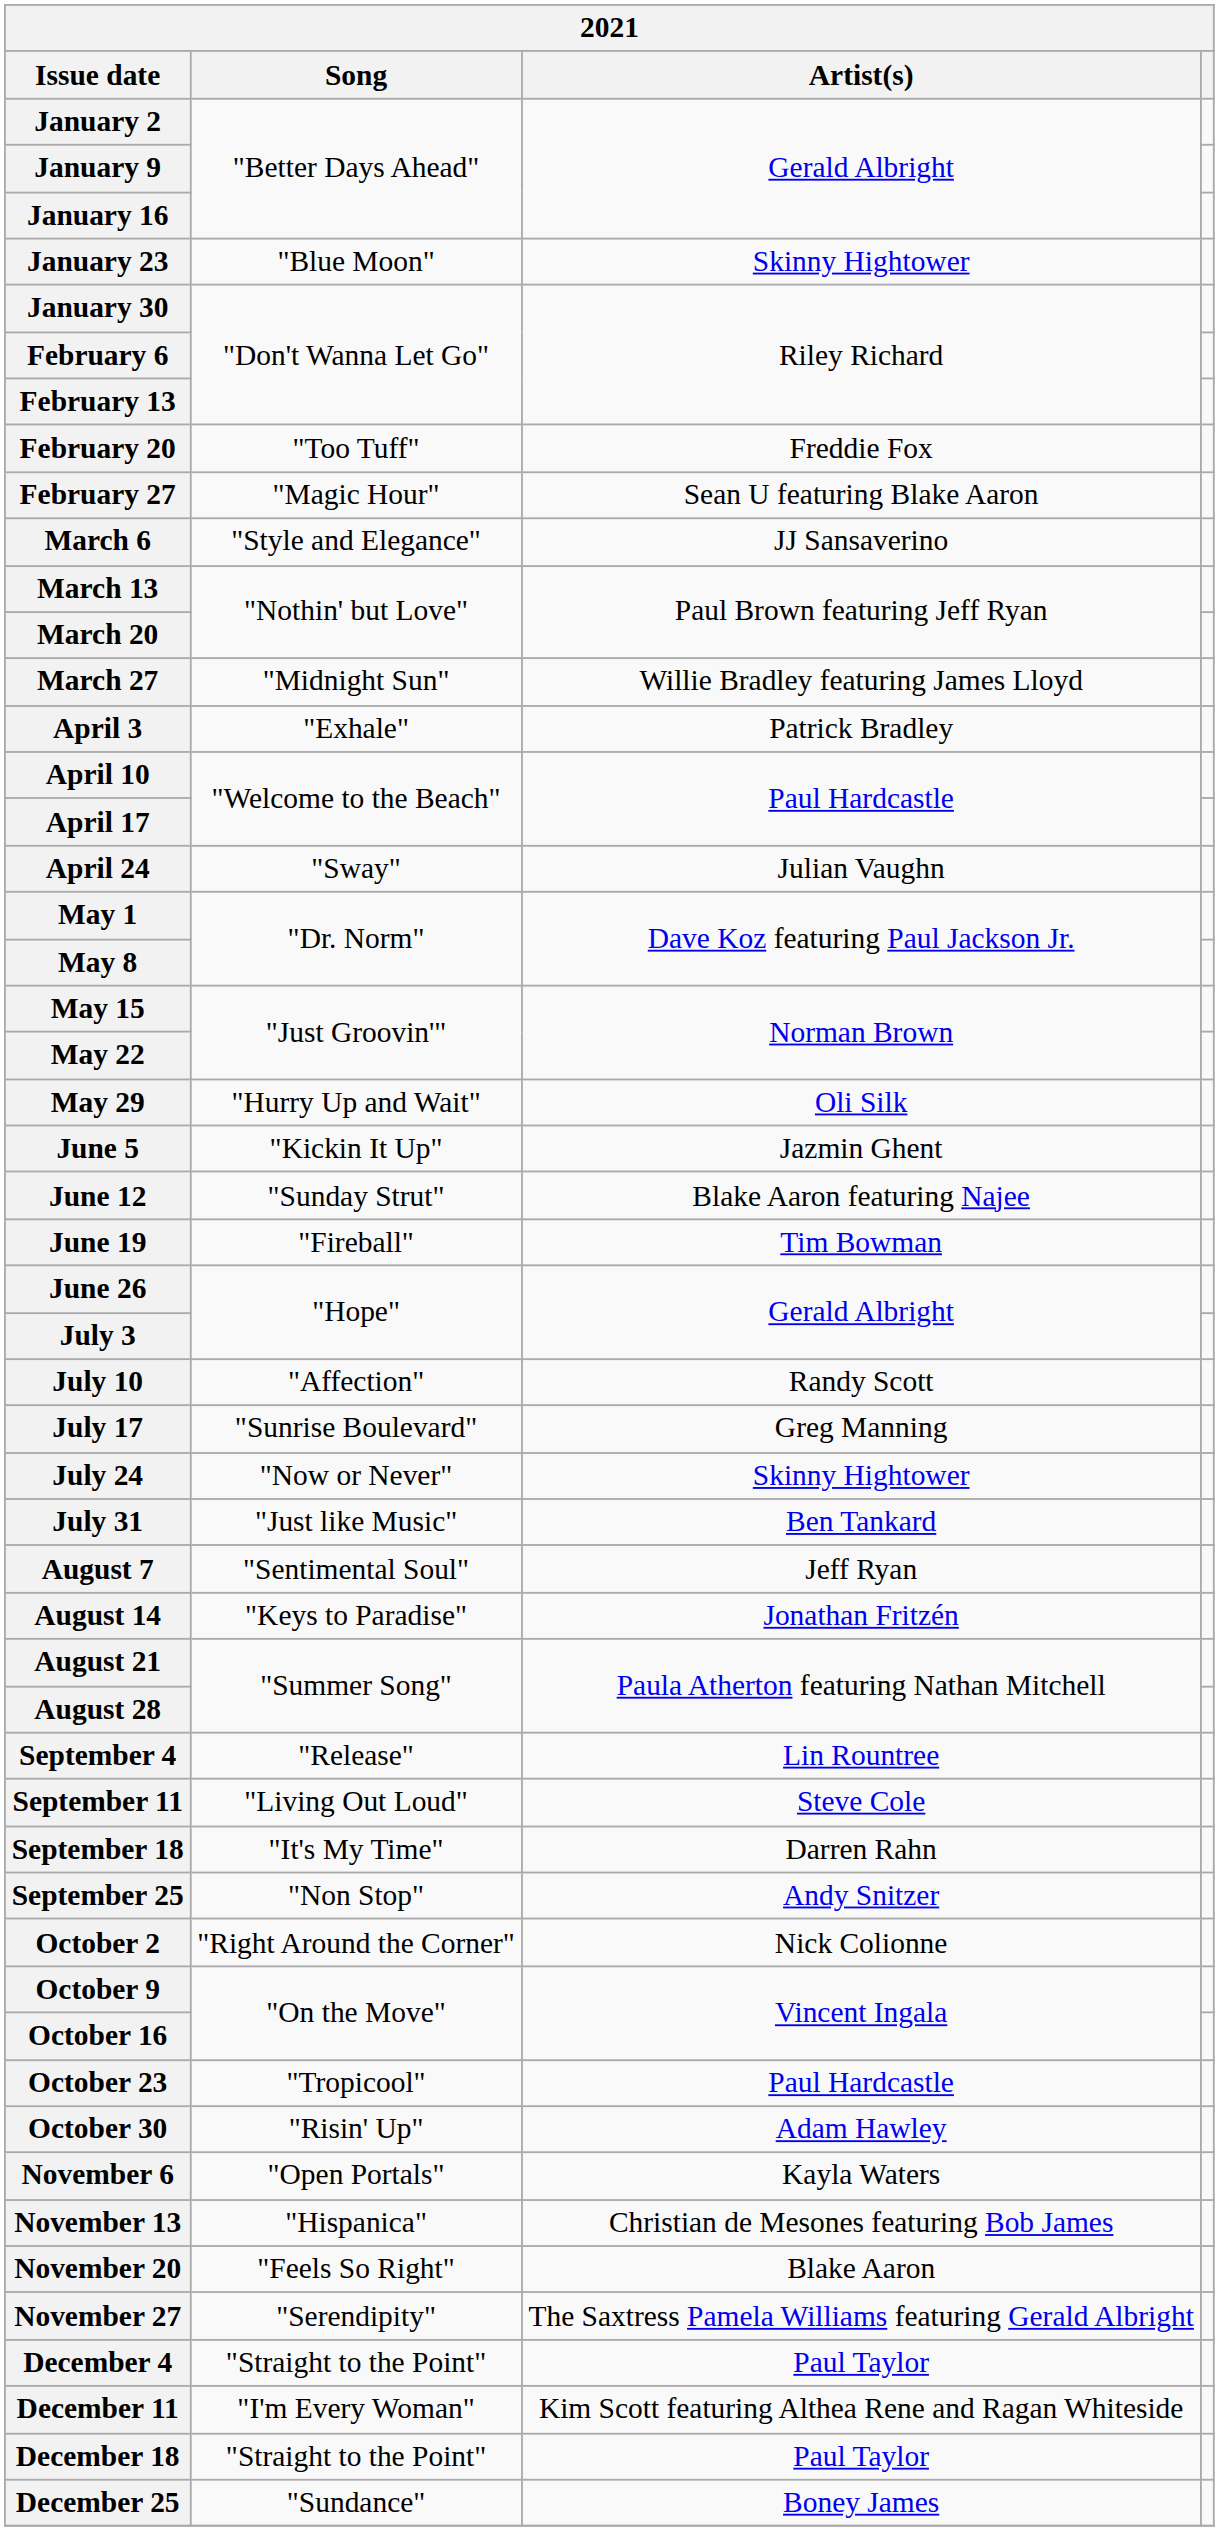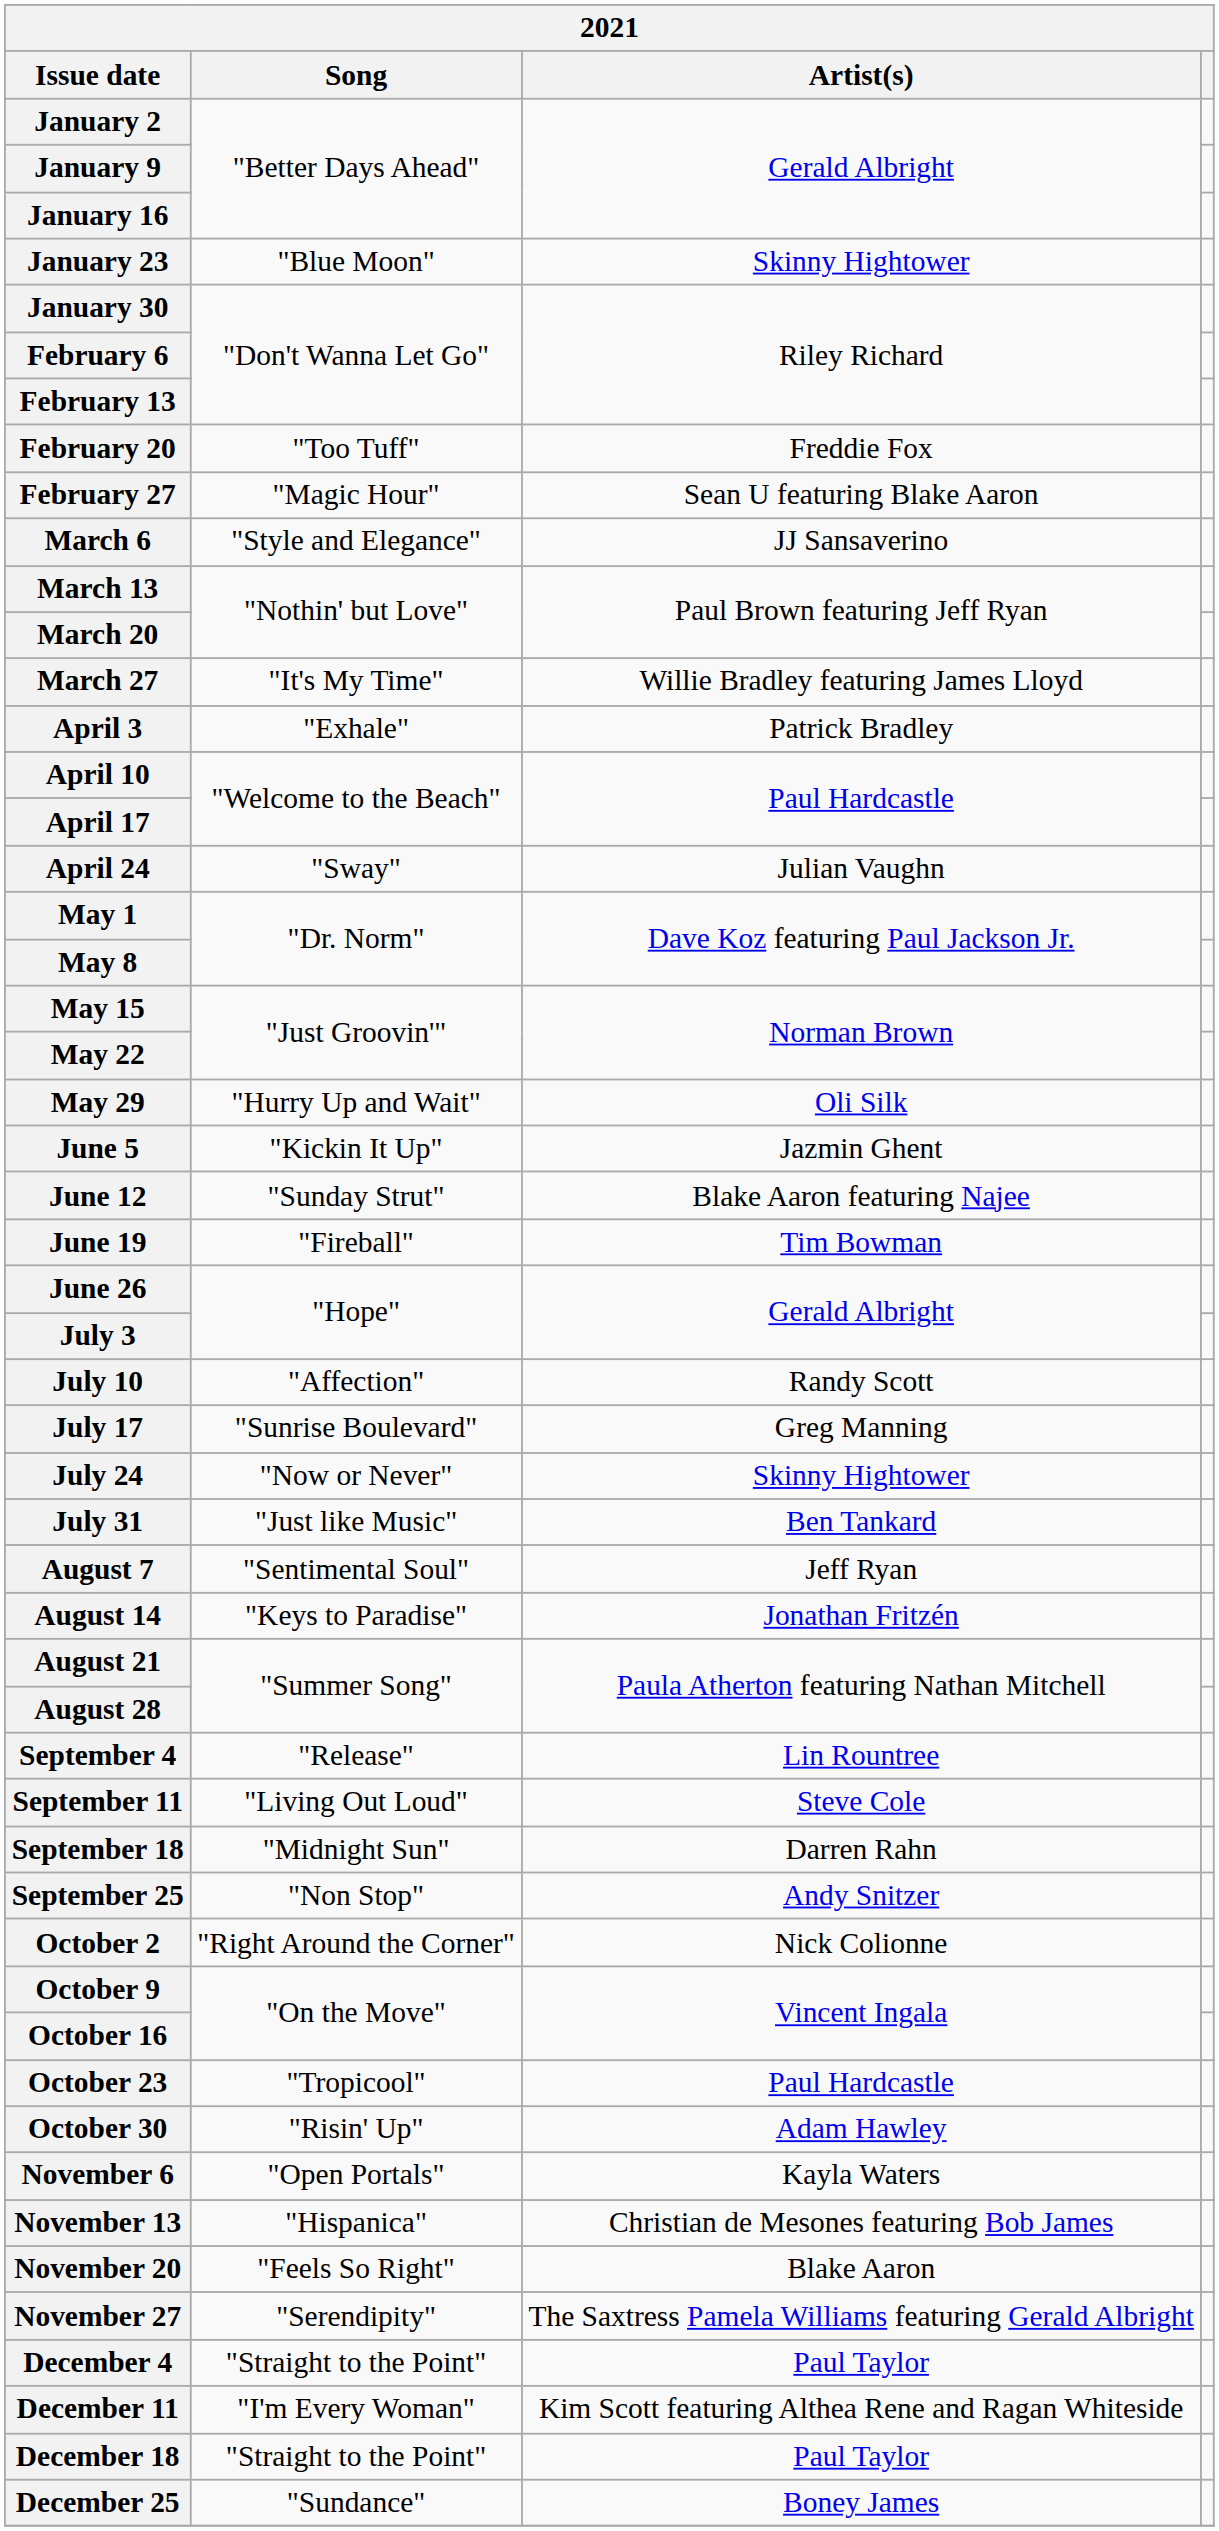(356, 681) "Midnight Sun" -> (356, 681) "It's My Time"
(356, 1848) "It's My Time" -> (356, 1848) "Midnight Sun"
